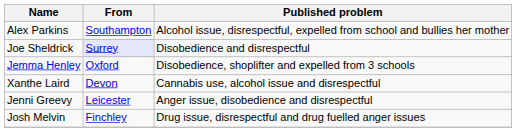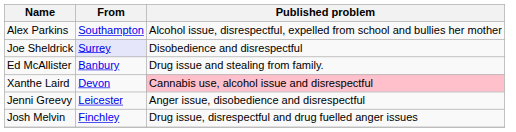+ row: (39, 65)
- row: (44, 65)
(268, 83) no background -> (261, 83) pink background
